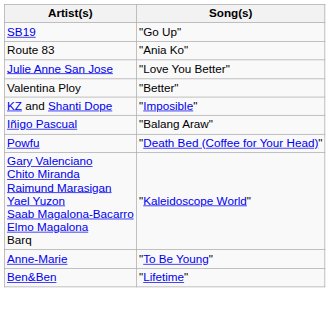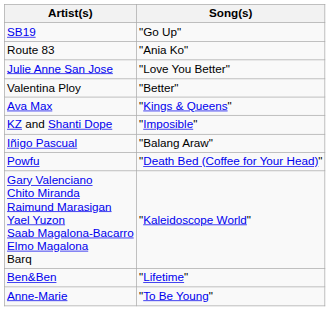+ row: (30, 106)
rows swapped: (37, 259) <-> (32, 277)
